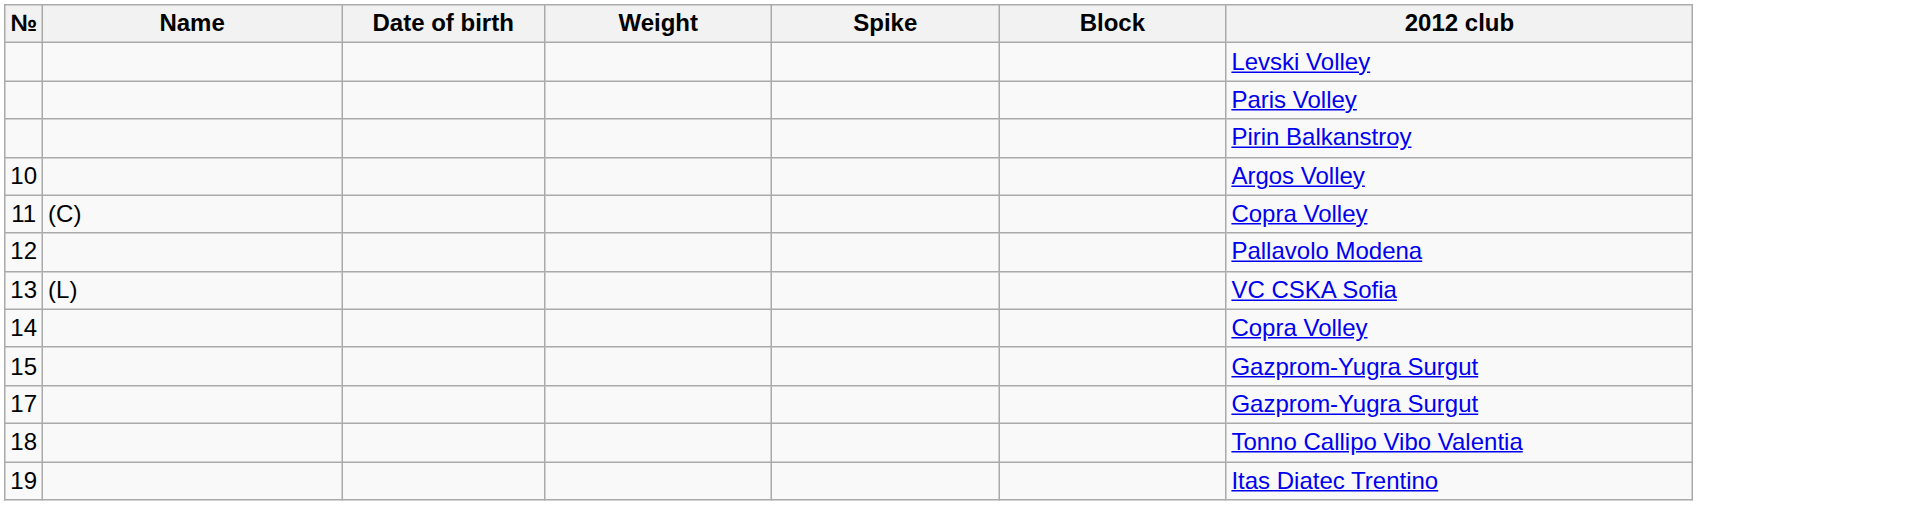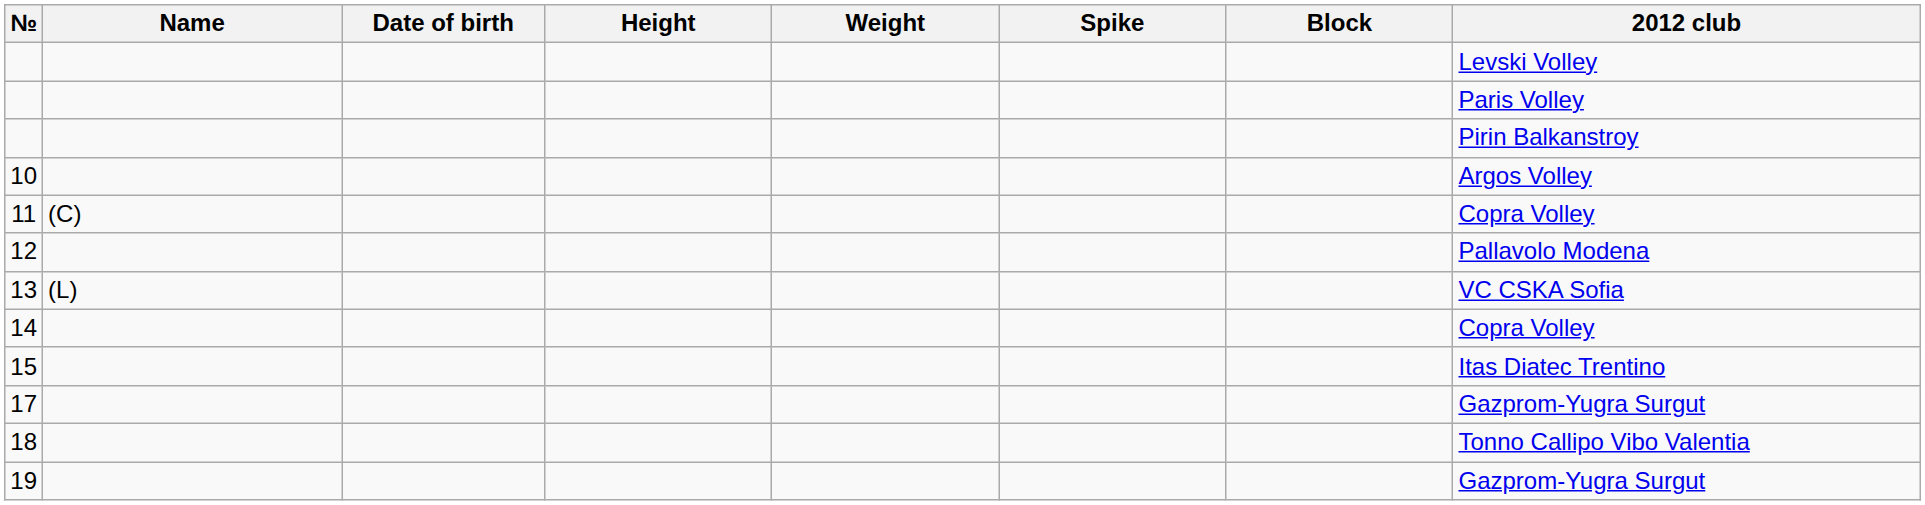+ column: (658, 23)
(1355, 366) Gazprom-Yugra Surgut -> (1562, 366) Itas Diatec Trentino
(1335, 480) Itas Diatec Trentino -> (1582, 480) Gazprom-Yugra Surgut
